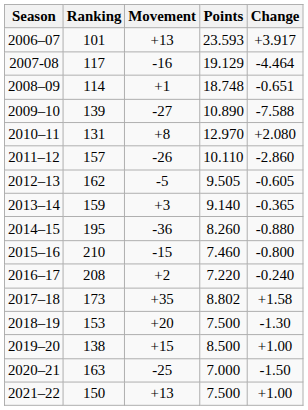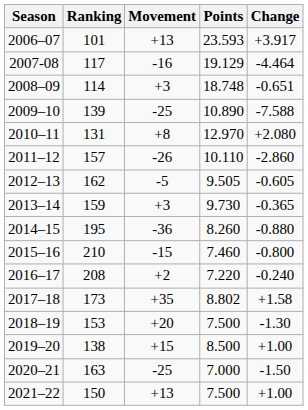(162, 87) +1 -> (162, 87) +3
(162, 110) -27 -> (162, 110) -25
(223, 205) 9.140 -> (223, 205) 9.730
